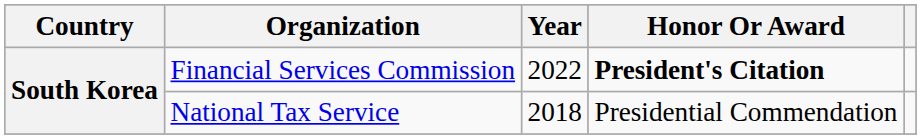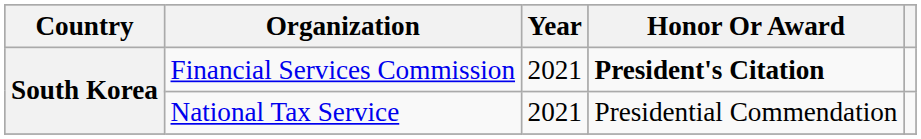(555, 69) 2022 -> (555, 69) 2021
(555, 112) 2018 -> (555, 112) 2021
